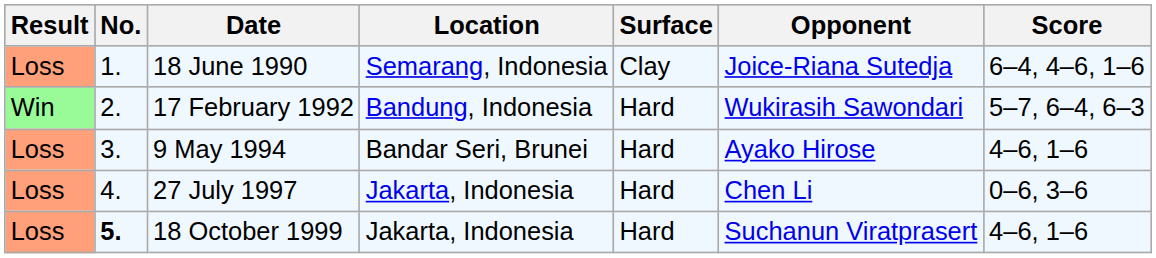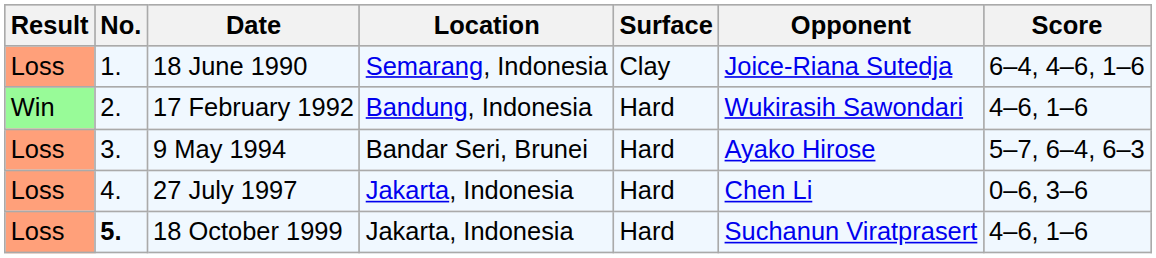(1067, 107) 5–7, 6–4, 6–3 -> (1039, 107) 4–6, 1–6
(1039, 148) 4–6, 1–6 -> (1067, 148) 5–7, 6–4, 6–3
